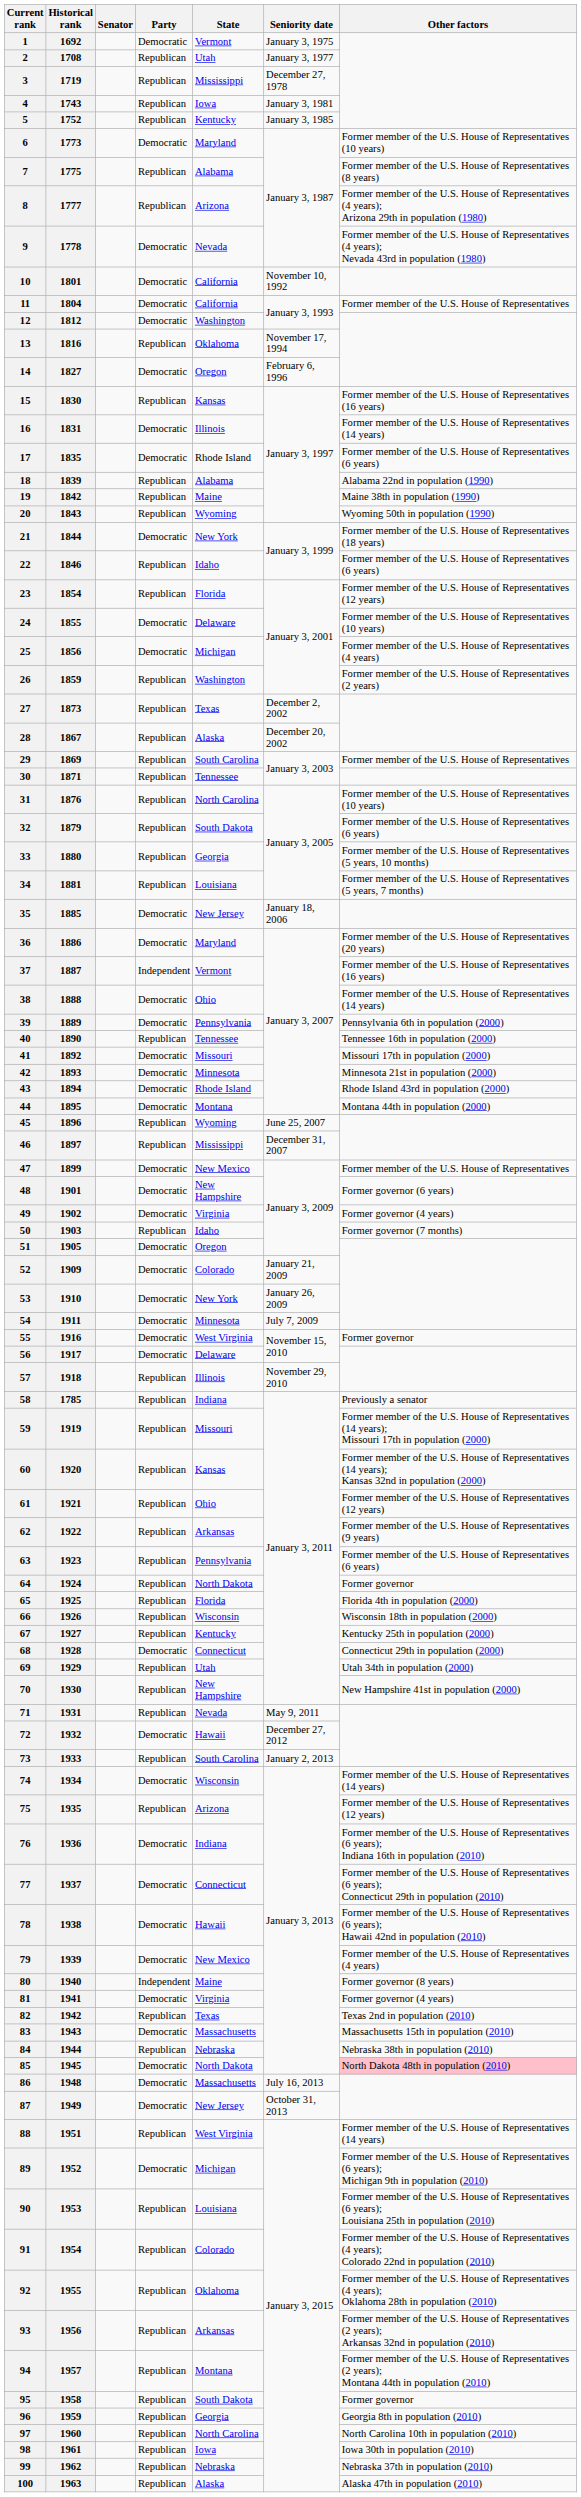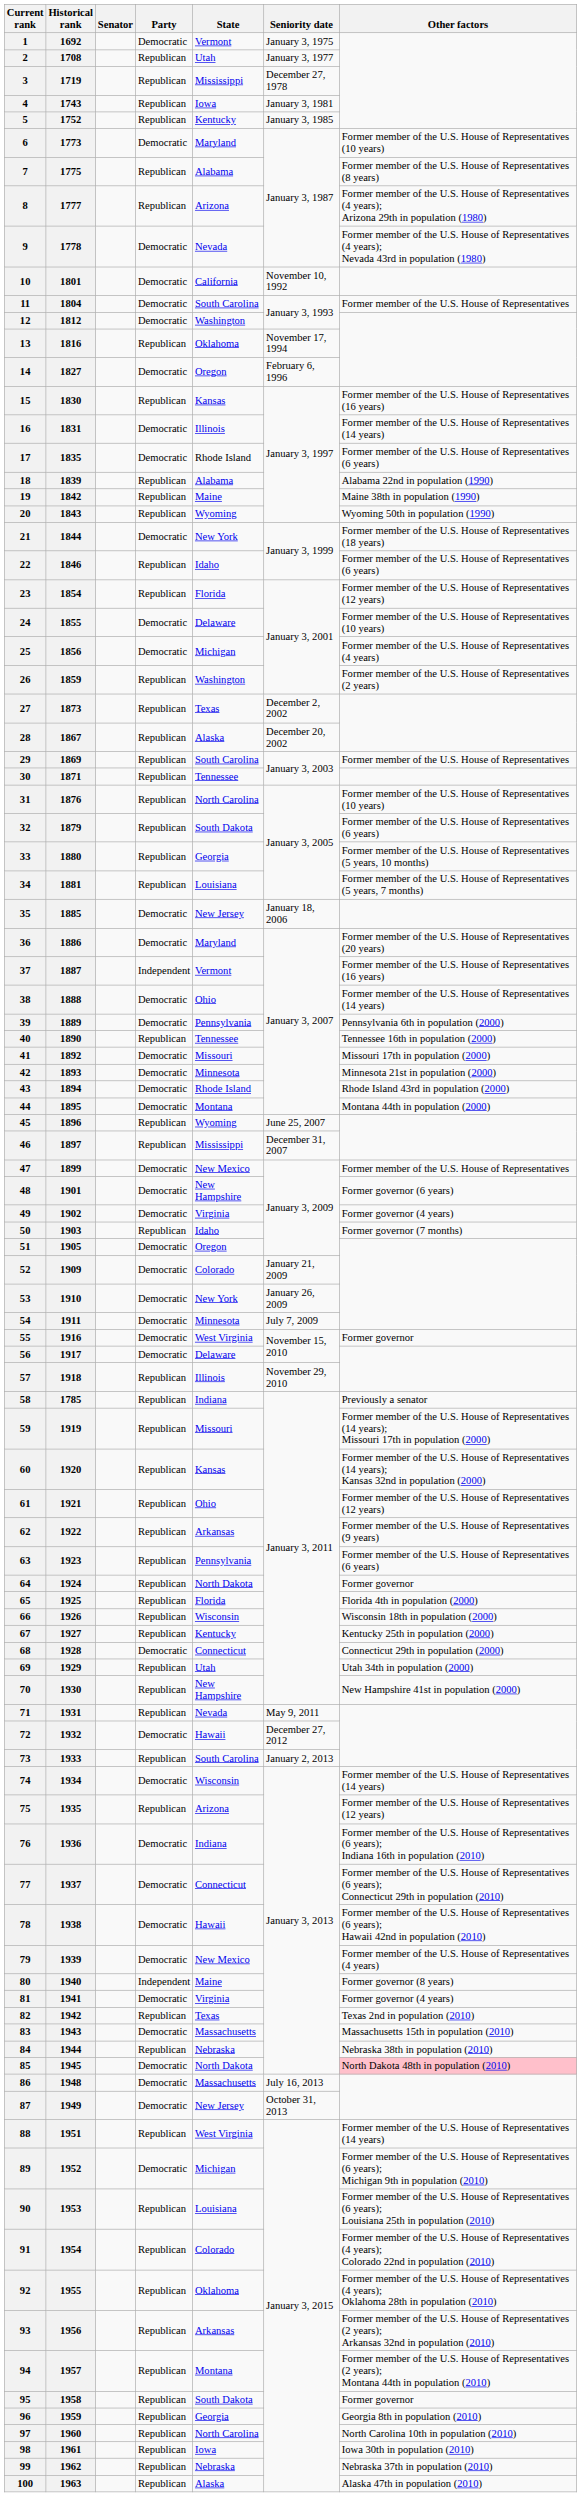(216, 304) California -> (227, 304) South Carolina
